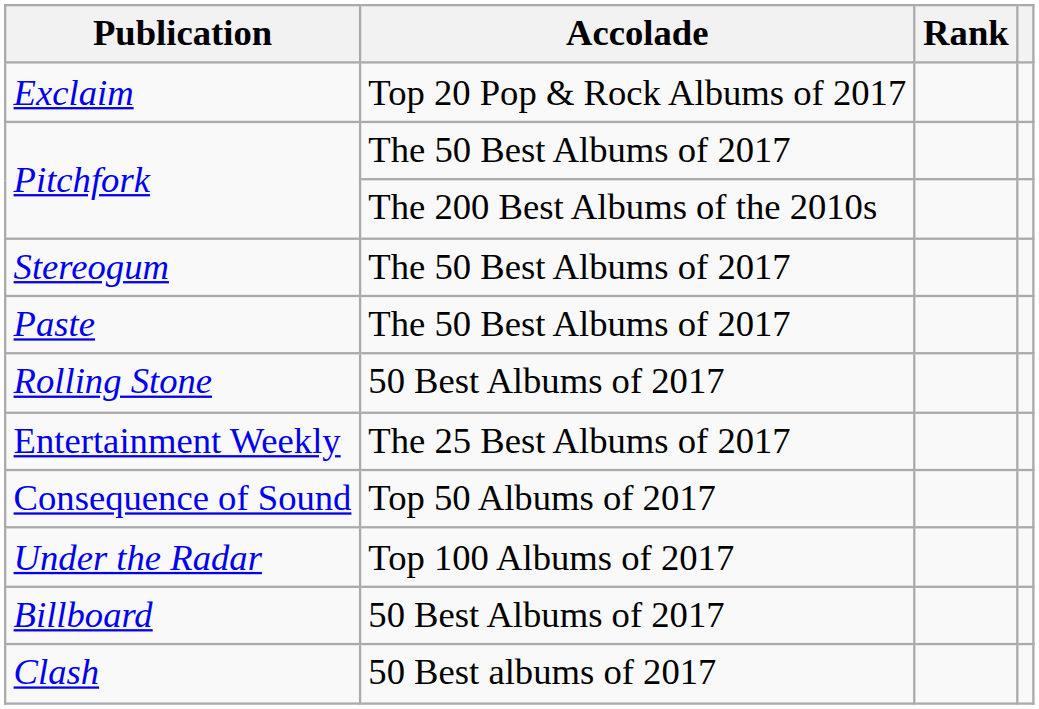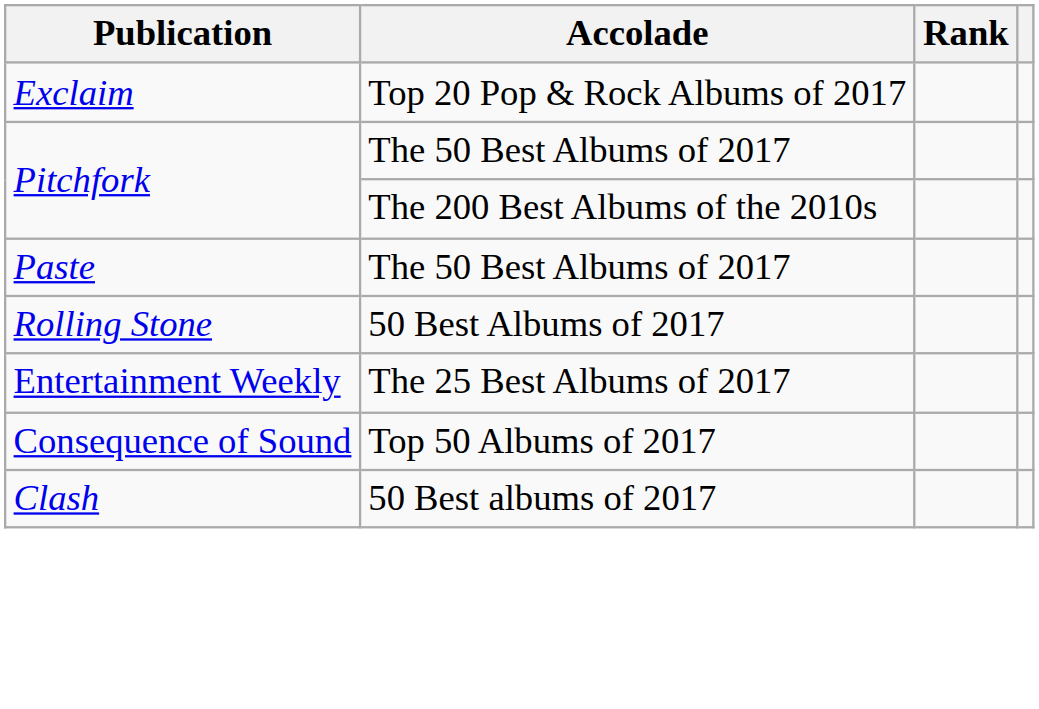- row: (91, 265)
- row: (138, 556)
- row: (83, 614)
